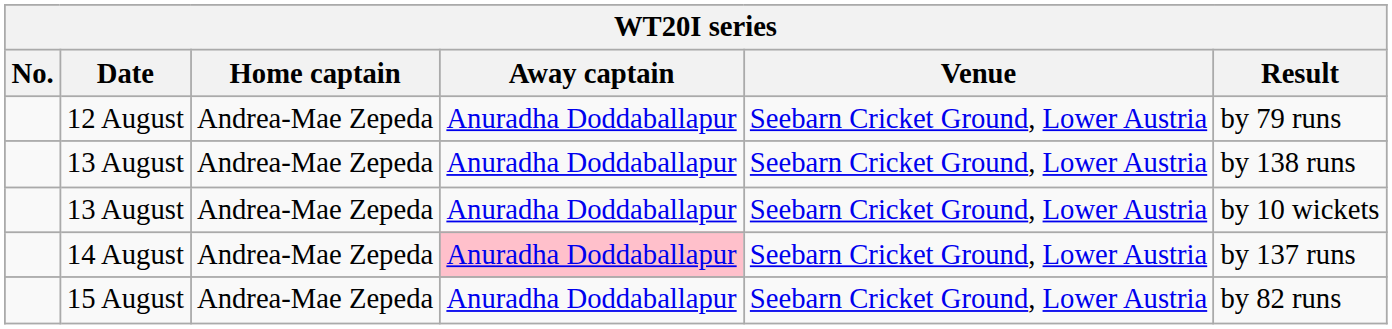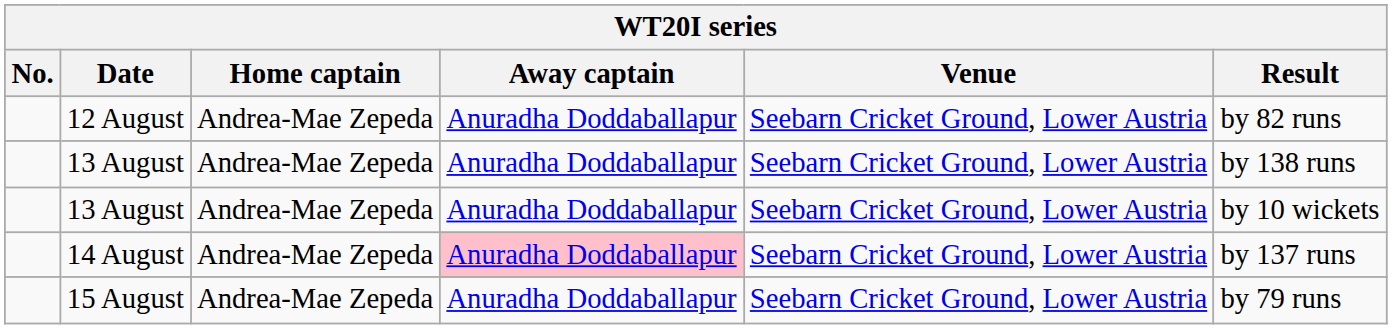(1281, 118) by 79 runs -> (1281, 118) by 82 runs
(1281, 299) by 82 runs -> (1281, 299) by 79 runs
